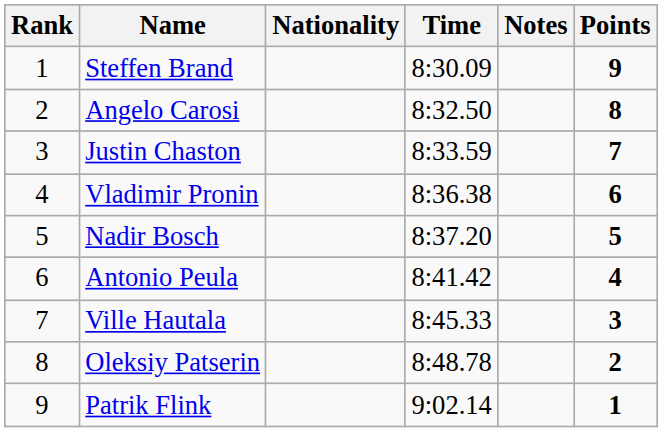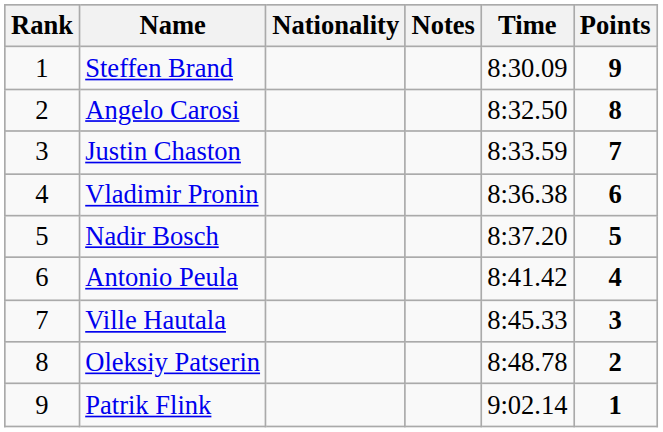columns swapped: (452, 25) <-> (536, 25)
